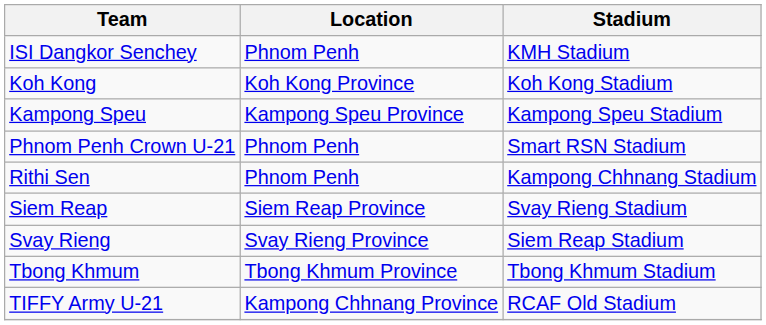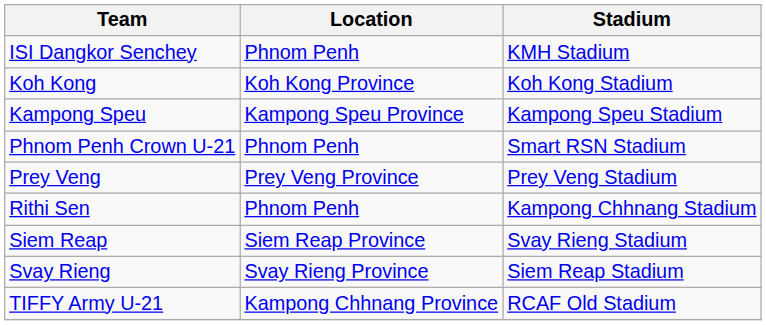+ row: (55, 177)
- row: (74, 271)
